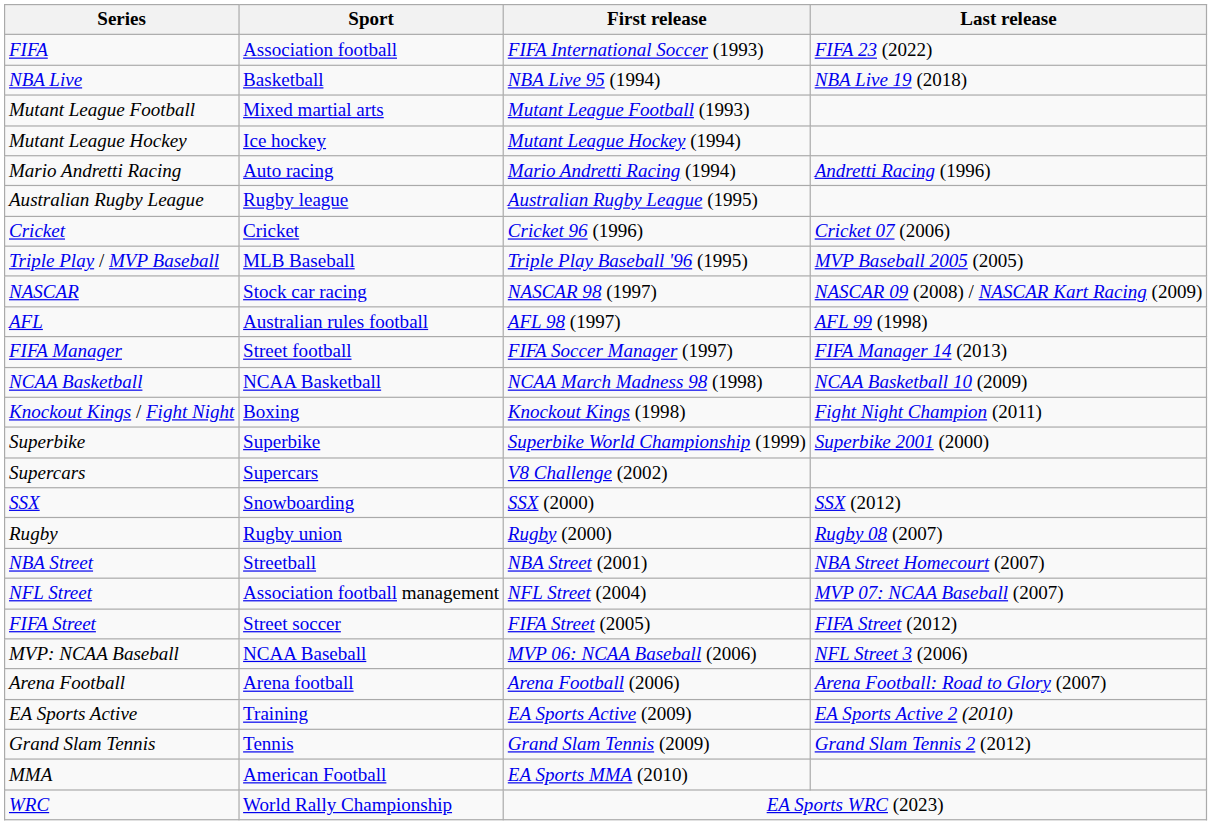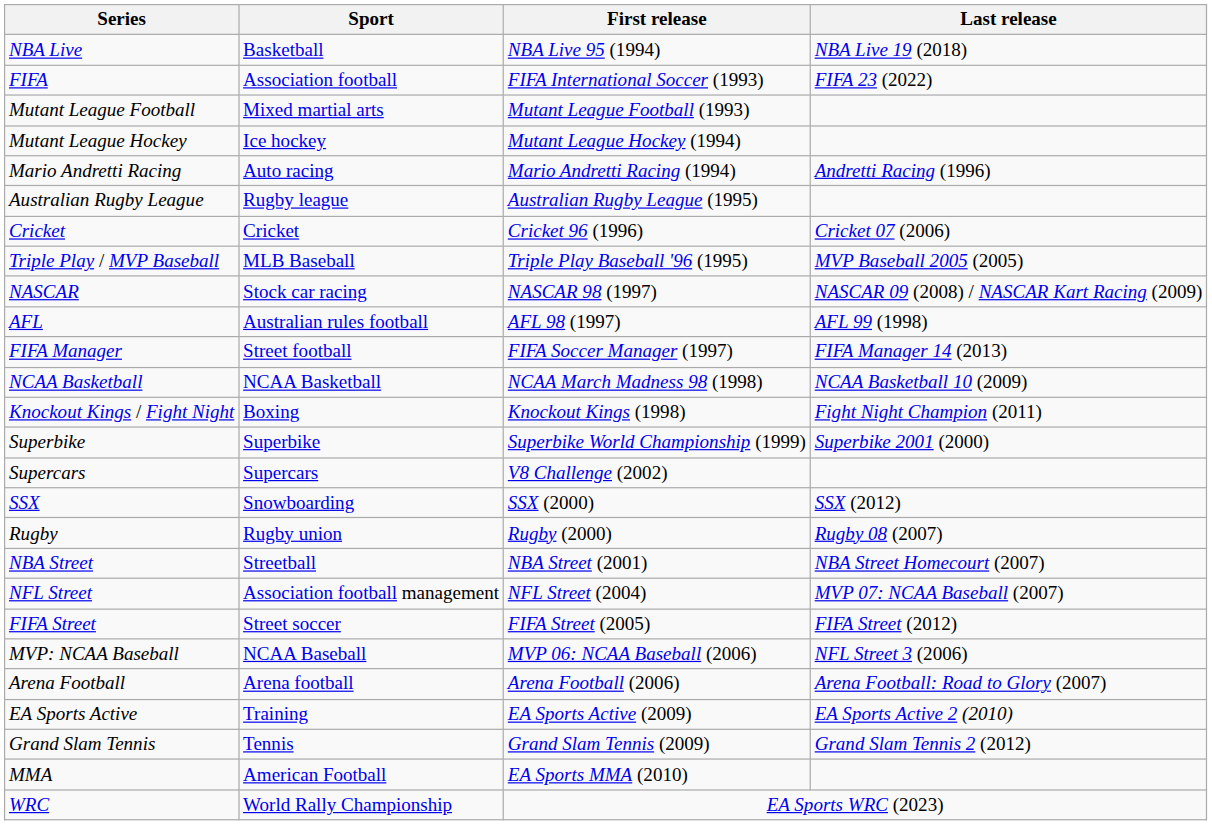rows swapped: (28, 49) <-> (46, 79)
